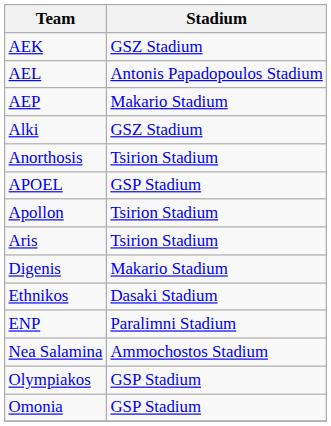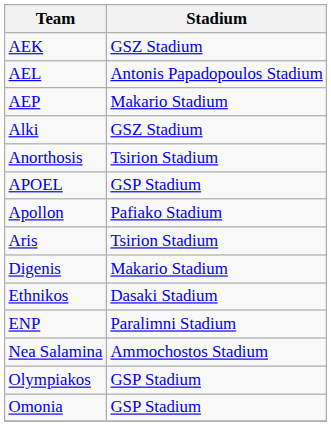(164, 213) Tsirion Stadium -> (166, 213) Pafiako Stadium
